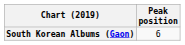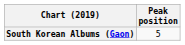(158, 34) 6 -> (158, 34) 5
